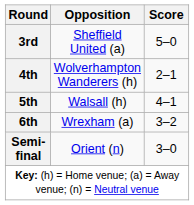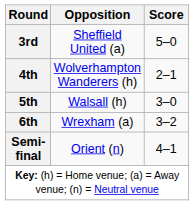(166, 102) 4–1 -> (166, 102) 3–0
(166, 148) 3–0 -> (166, 148) 4–1
